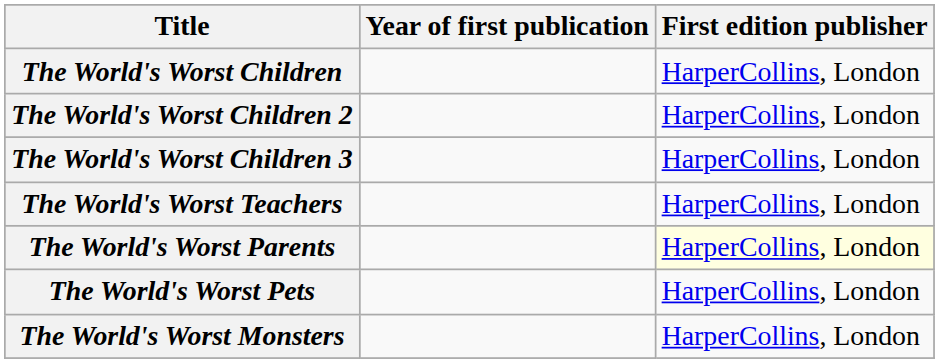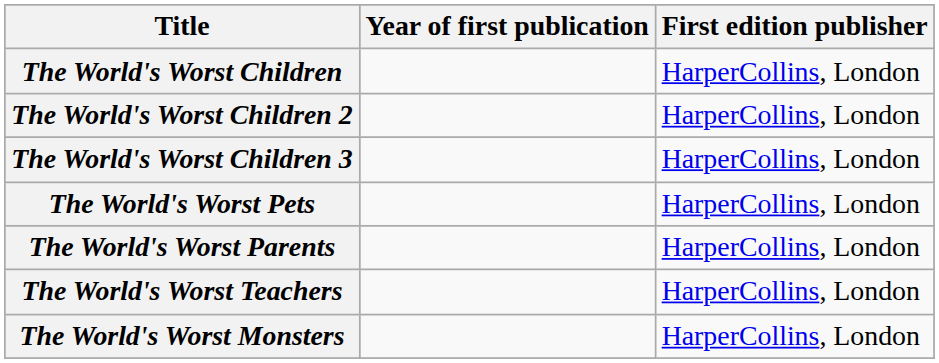rows swapped: (182, 203) <-> (182, 291)
(791, 247) lightyellow background -> (791, 247) no background
